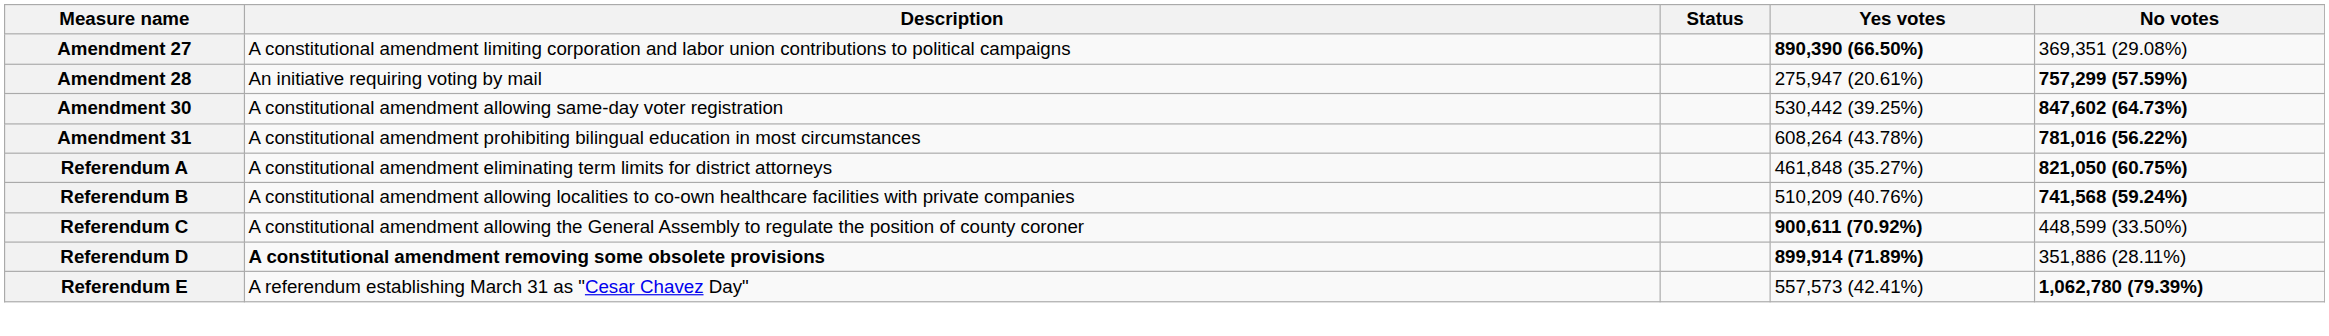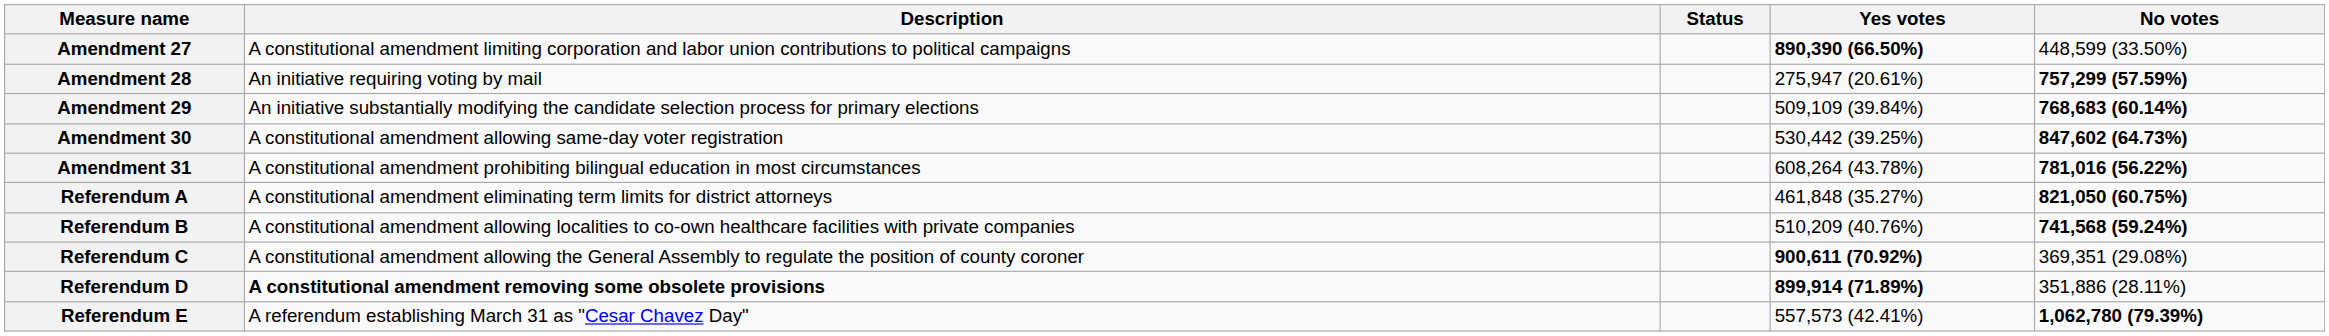(2113, 49) 369,351 (29.08%) -> (2113, 49) 448,599 (33.50%)
+ row: (124, 108)
(2113, 227) 448,599 (33.50%) -> (2113, 256) 369,351 (29.08%)
